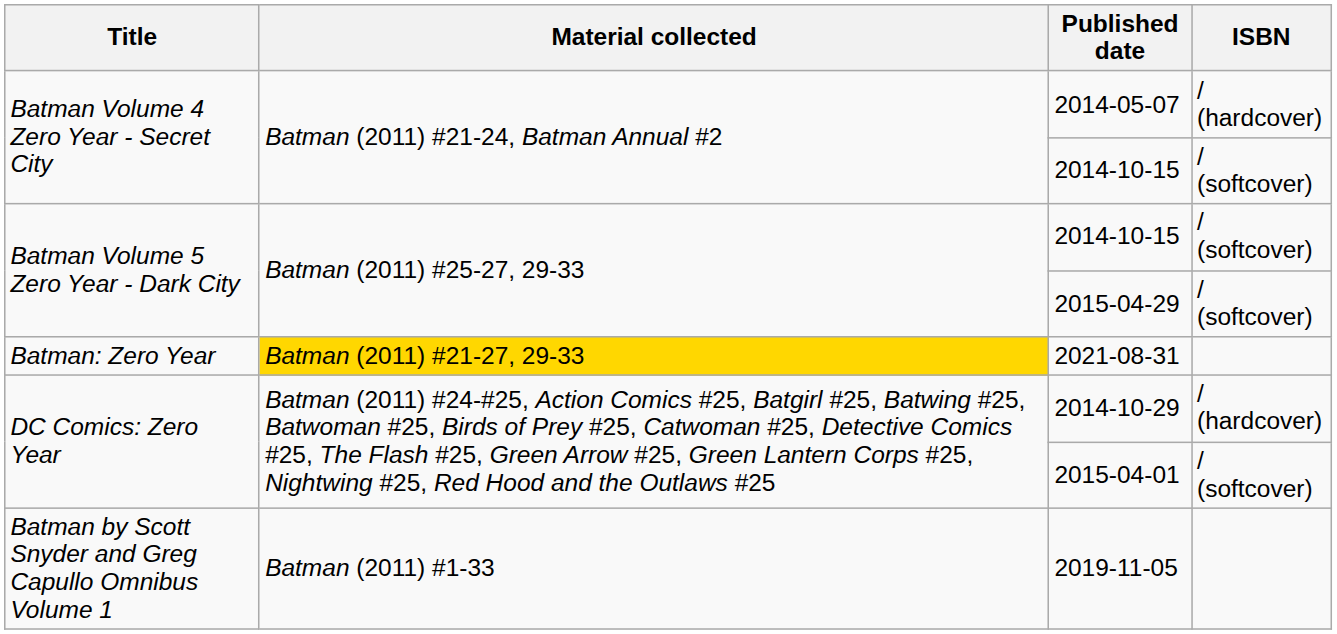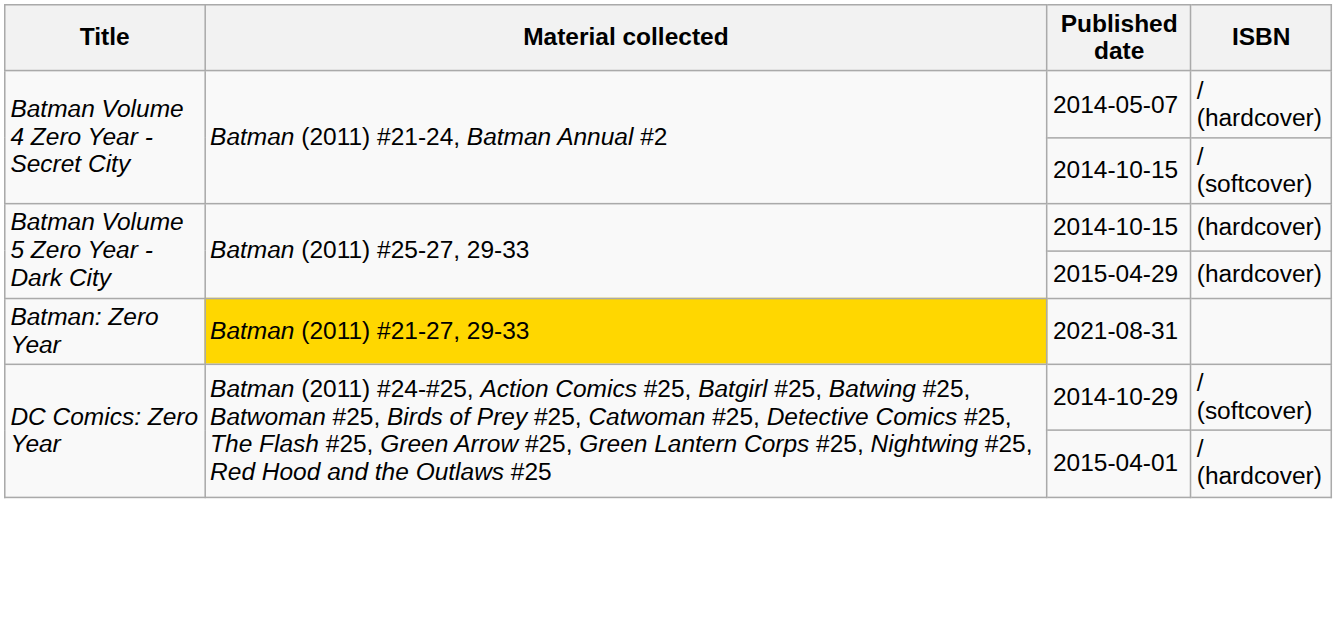(1255, 236) / (softcover) -> (1259, 227) (hardcover)
(1255, 303) / (softcover) -> (1259, 274) (hardcover)
(1260, 408) / (hardcover) -> (1255, 397) / (softcover)
(1255, 474) / (softcover) -> (1259, 463) / (hardcover)
- row: (104, 568)
